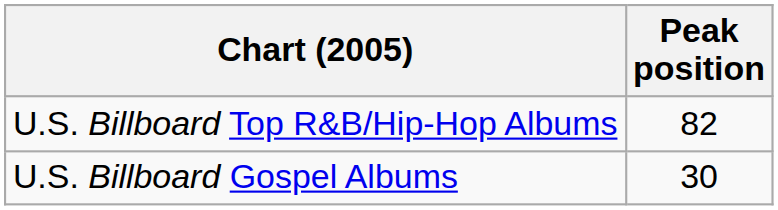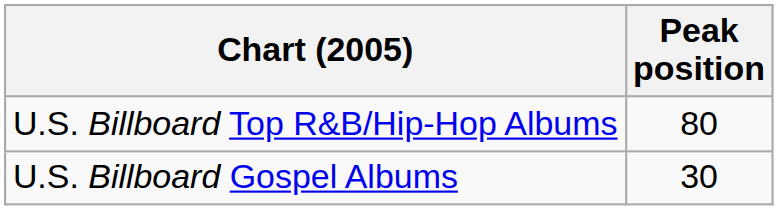(699, 123) 82 -> (699, 123) 80
